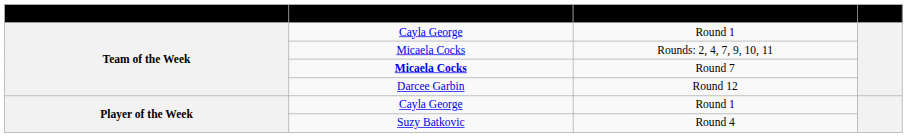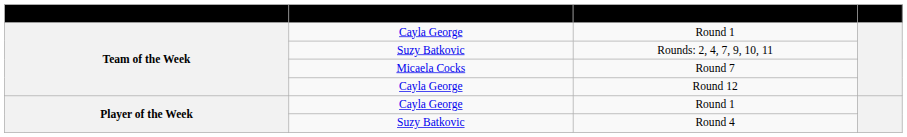(431, 50) Micaela Cocks -> (431, 50) Suzy Batkovic
(431, 68) bold -> (431, 68) normal
(431, 86) Darcee Garbin -> (431, 86) Cayla George
